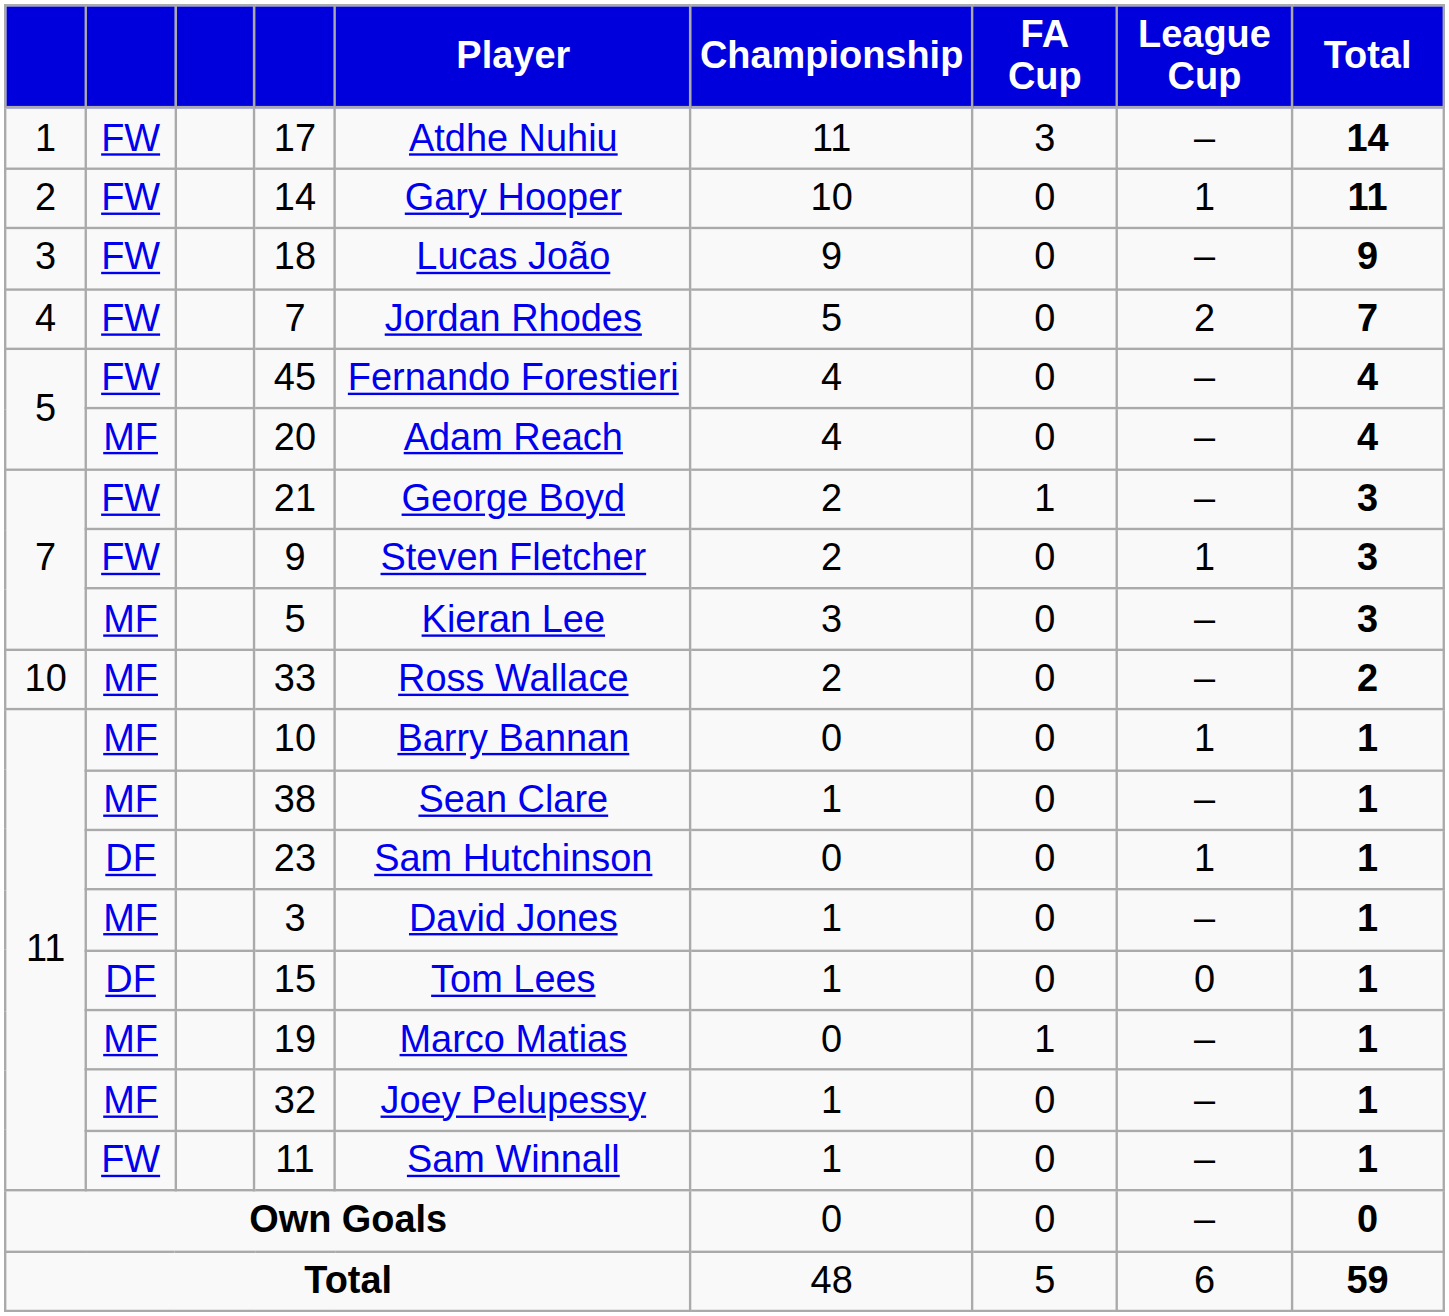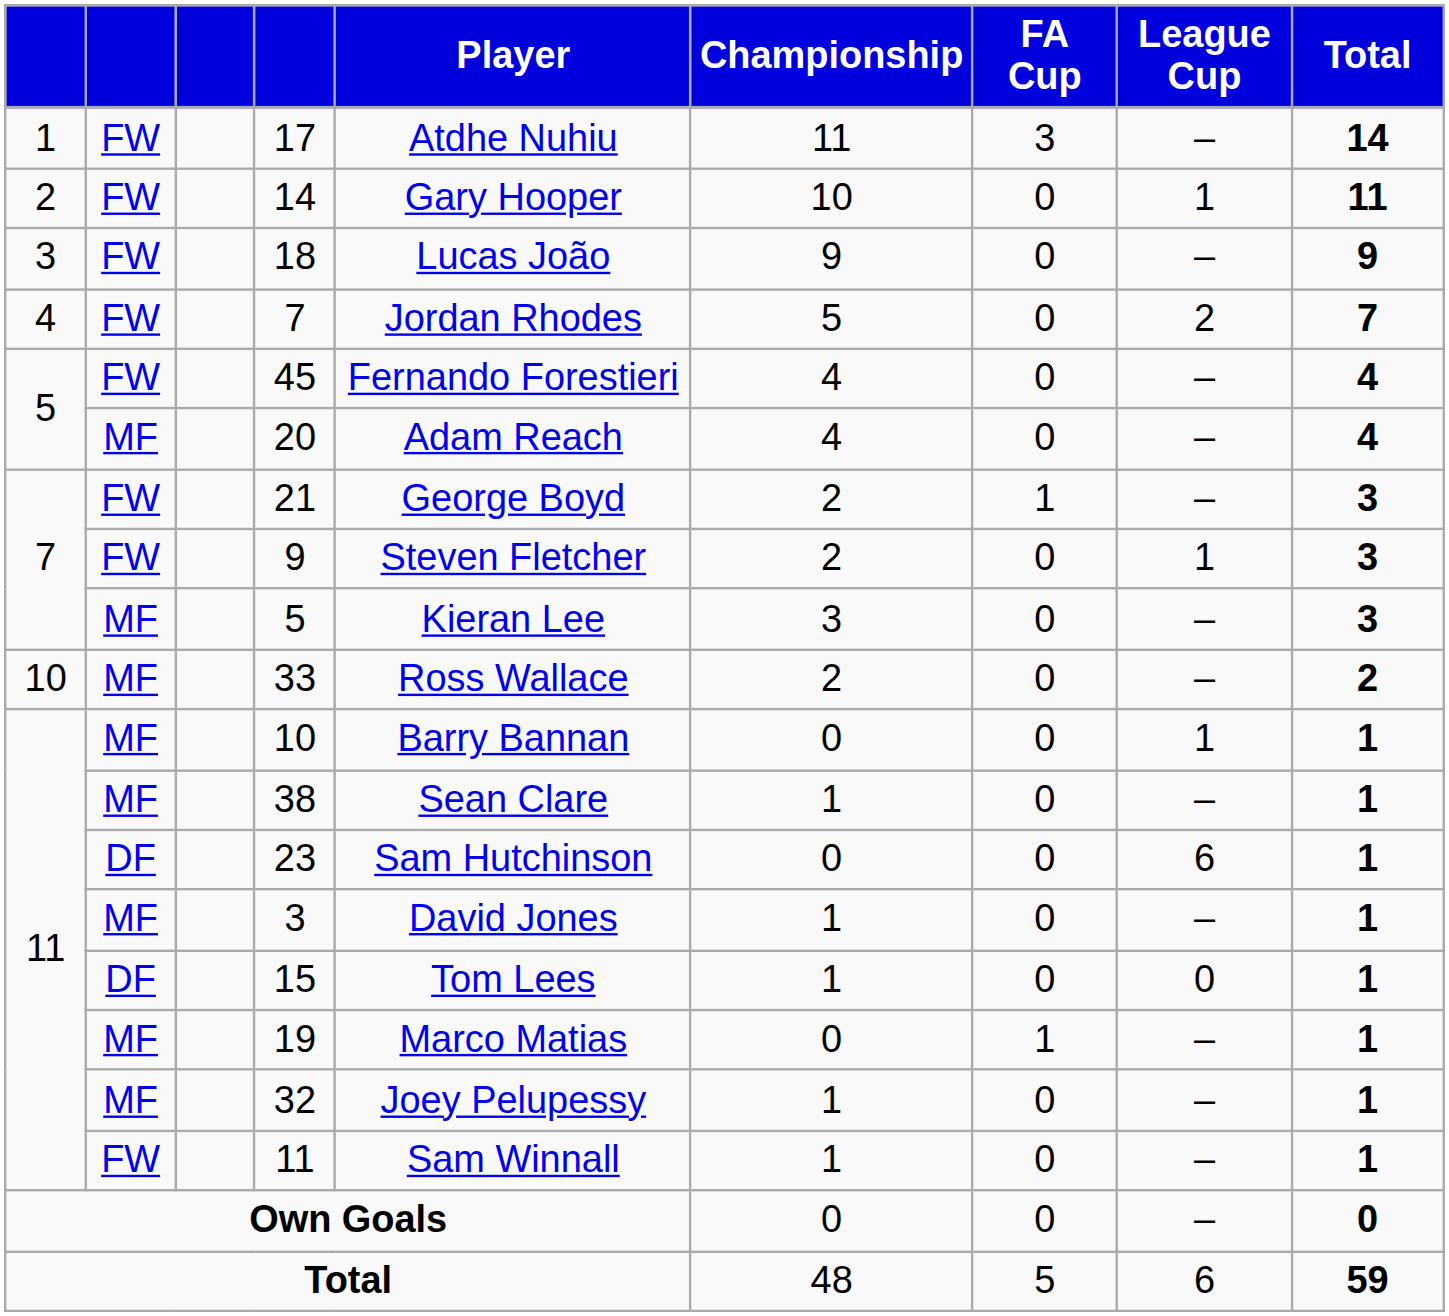(1204, 859) 1 -> (1204, 859) 6
